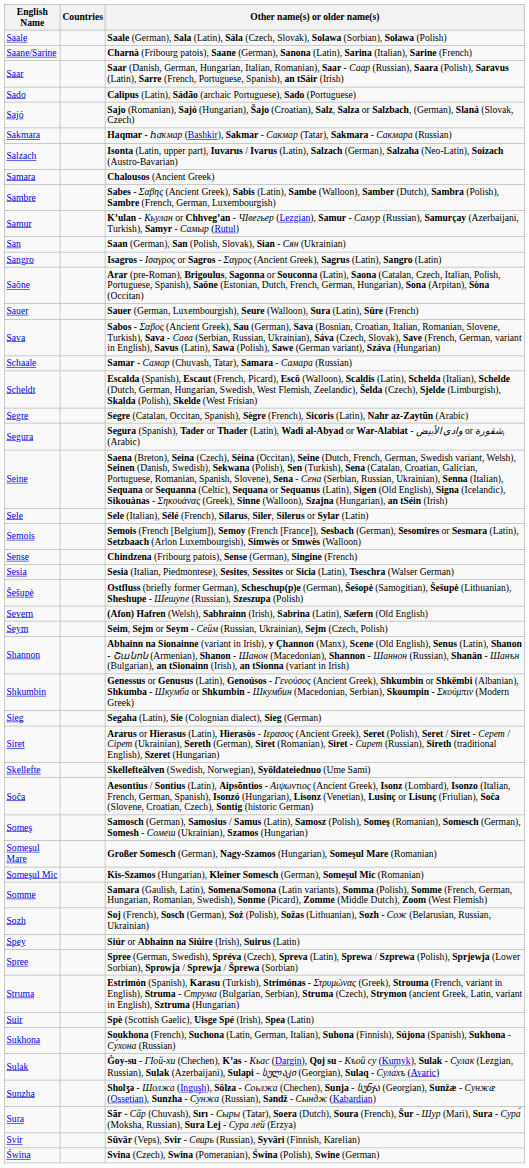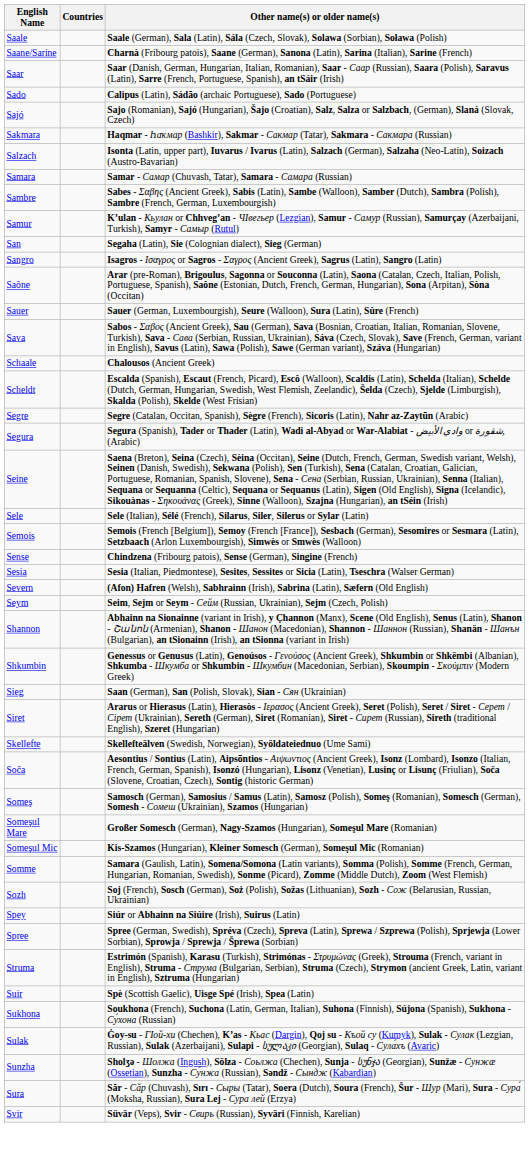(161, 177) Chalousos (Ancient Greek) -> (230, 177) Samar - Самар (Chuvash, Tatar), Samara - Самара (Russian)
(227, 244) Saan (German), San (Polish, Slovak), Sian - Сян (Ukrainian) -> (214, 244) Segaha (Latin), Sie (Colognian dialect), Sieg (German)
(230, 363) Samar - Самар (Chuvash, Tatar), Samara - Самара (Russian) -> (161, 363) Chalousos (Ancient Greek)
- row: (20, 593)
(214, 718) Segaha (Latin), Sie (Colognian dialect), Sieg (German) -> (227, 692) Saan (German), San (Polish, Slovak), Sian - Сян (Ukrainian)
- row: (19, 1155)
